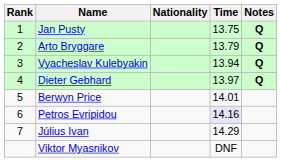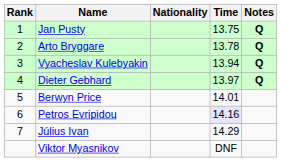(226, 47) 13.79 -> (226, 47) 13.78
